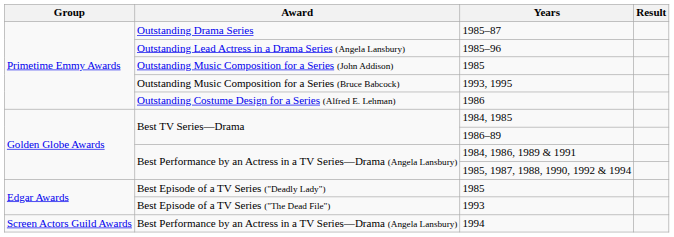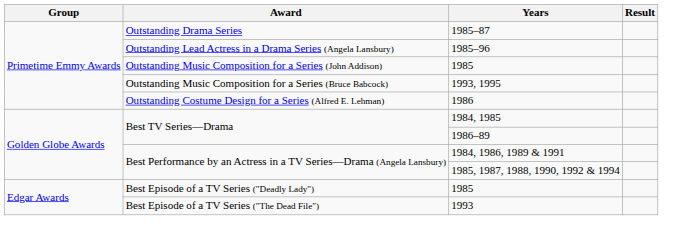- row: (297, 223)
